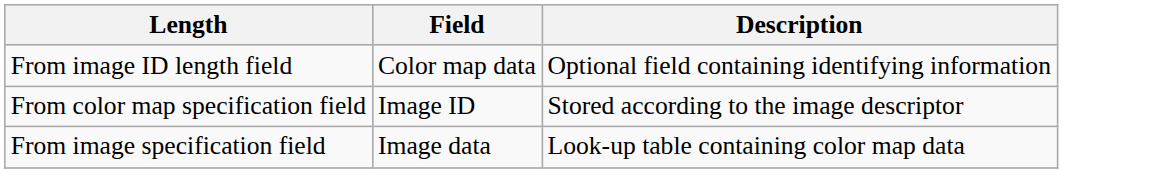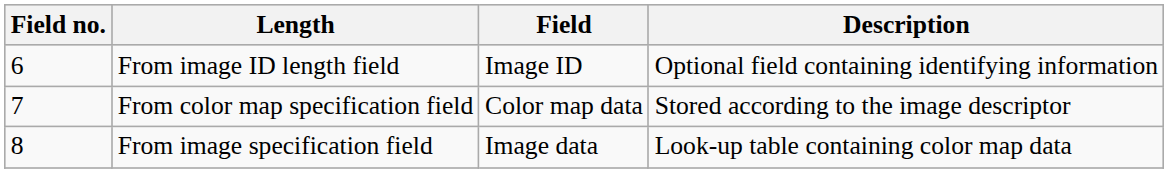+ column: (58, 24)
(457, 65) Color map data -> (534, 65) Image ID
(427, 106) Image ID -> (564, 106) Color map data
